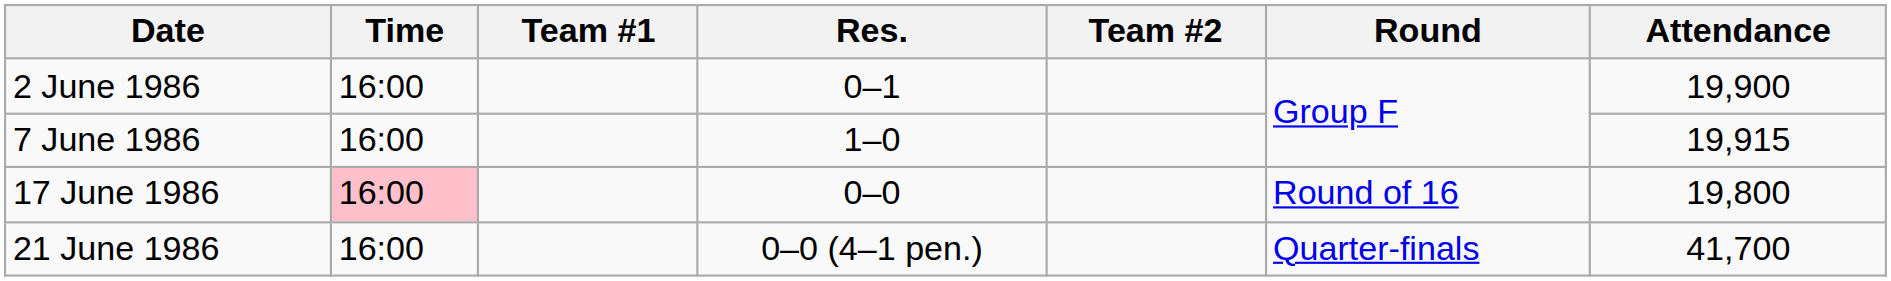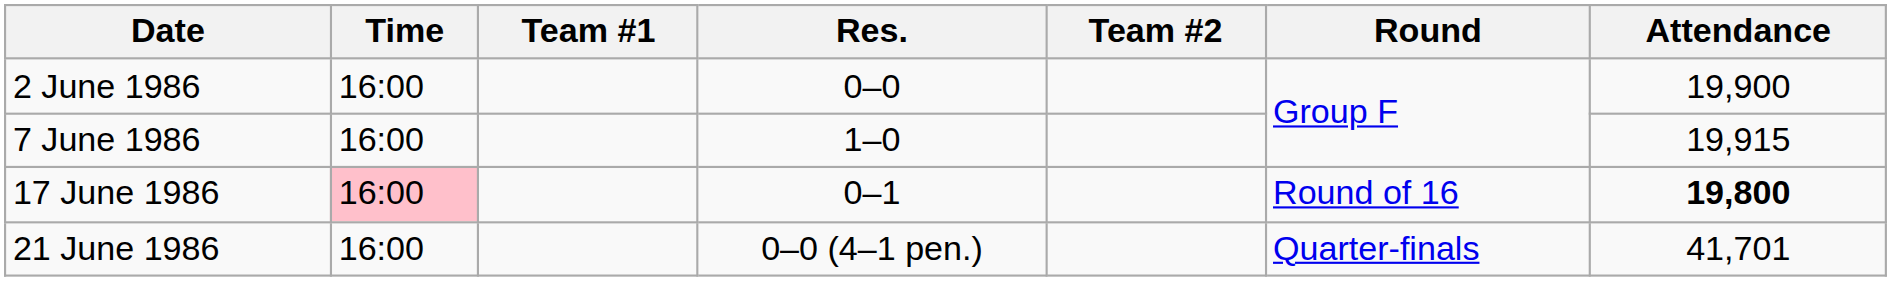(872, 85) 0–1 -> (872, 85) 0–0
(872, 193) 0–0 -> (872, 193) 0–1
(1738, 193) normal -> (1738, 193) bold
(1738, 247) 41,700 -> (1738, 247) 41,701
